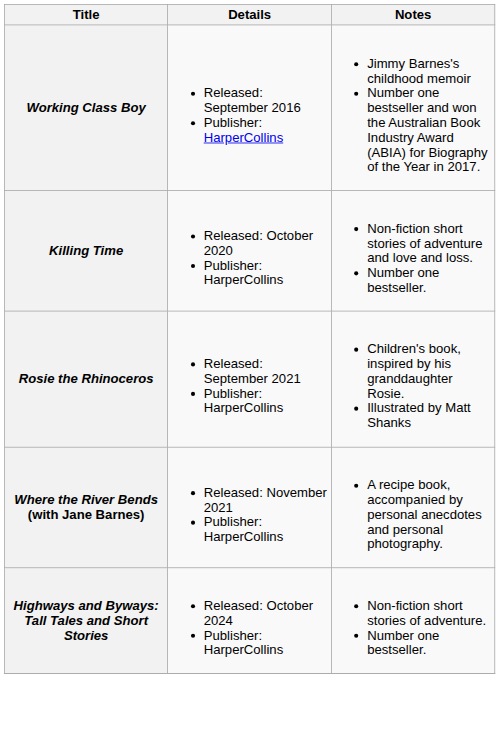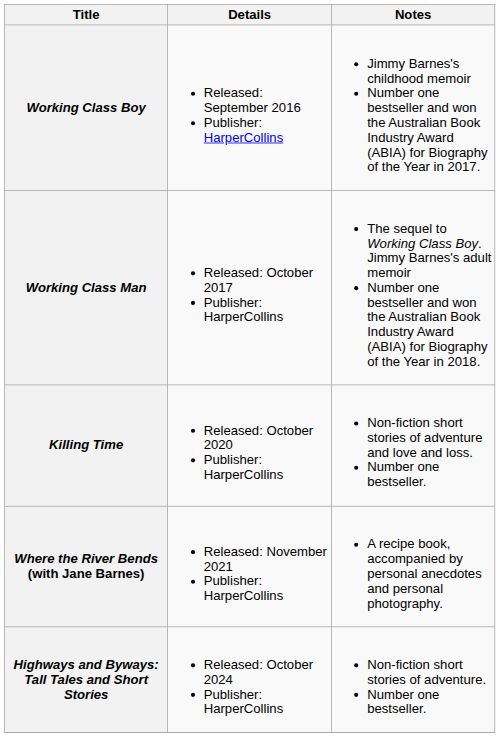+ row: (86, 287)
- row: (86, 379)
